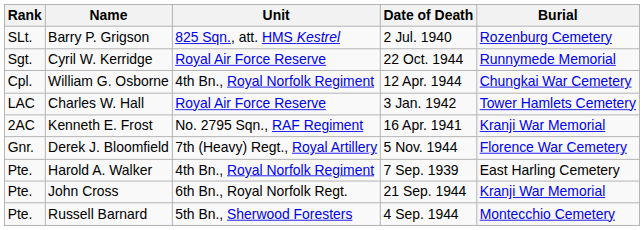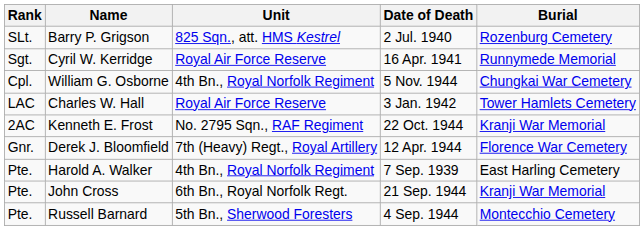(423, 59) 22 Oct. 1944 -> (423, 59) 16 Apr. 1941
(423, 81) 12 Apr. 1944 -> (421, 81) 5 Nov. 1944
(423, 125) 16 Apr. 1941 -> (423, 125) 22 Oct. 1944
(421, 147) 5 Nov. 1944 -> (423, 147) 12 Apr. 1944
